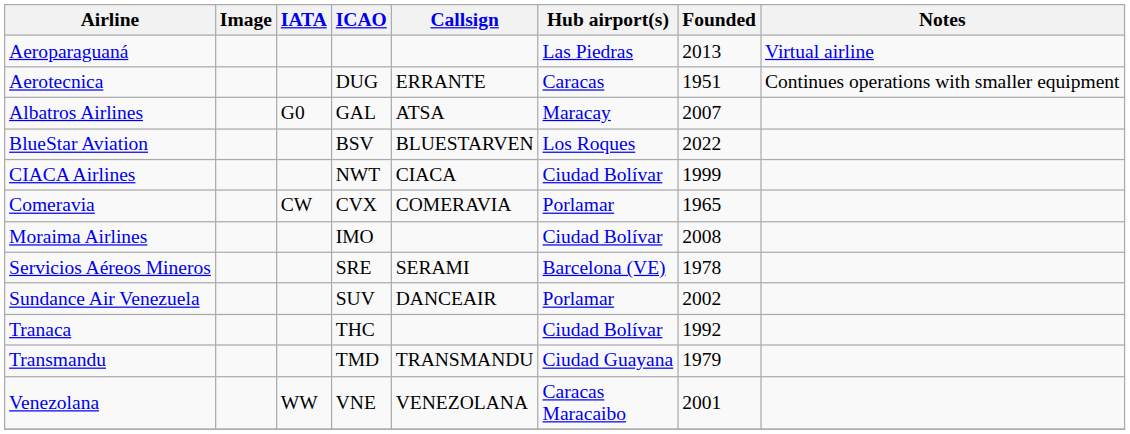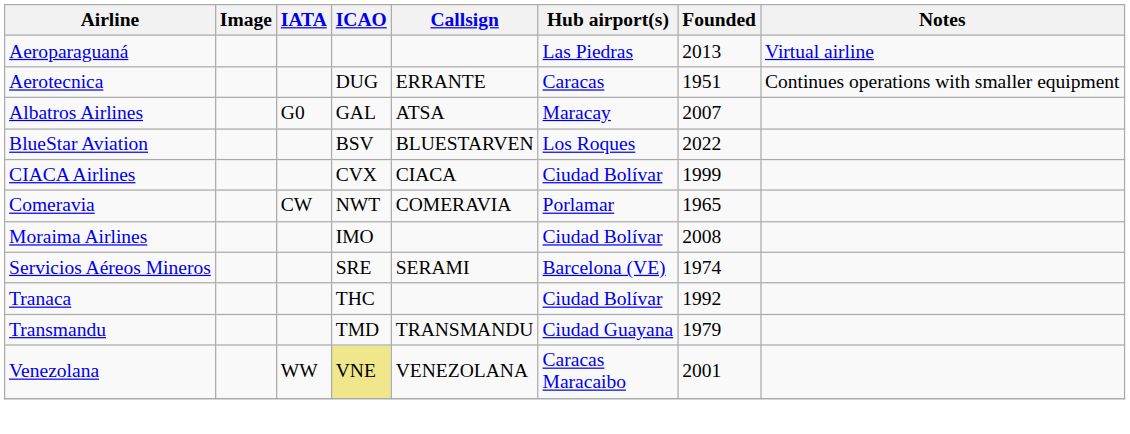(358, 174) NWT -> (356, 174) CVX
(356, 205) CVX -> (358, 205) NWT
(702, 267) 1978 -> (702, 267) 1974
- row: (104, 298)
(356, 402) no background -> (356, 371) khaki background
